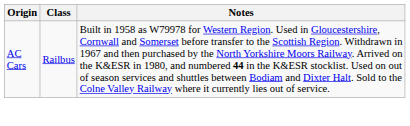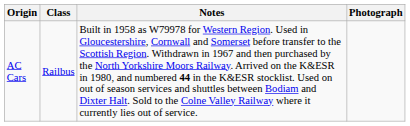+ column: (376, 12)
